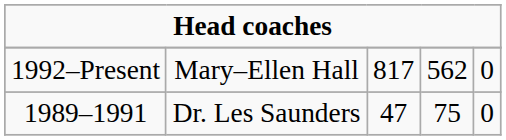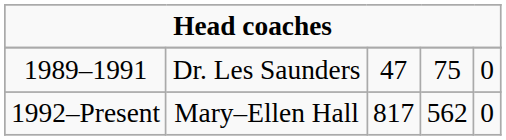rows swapped: (86, 112) <-> (86, 69)
